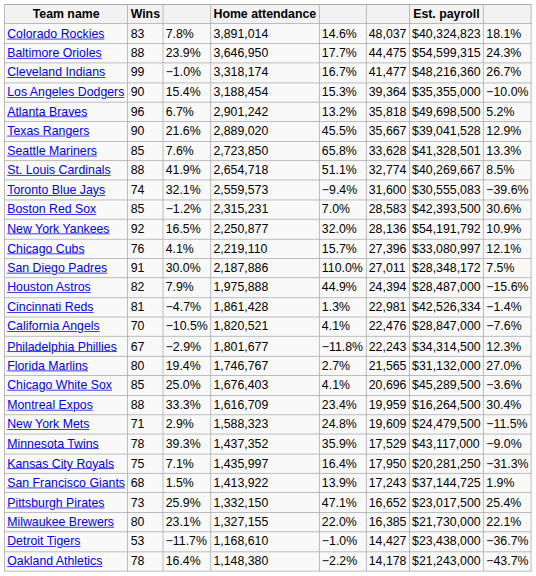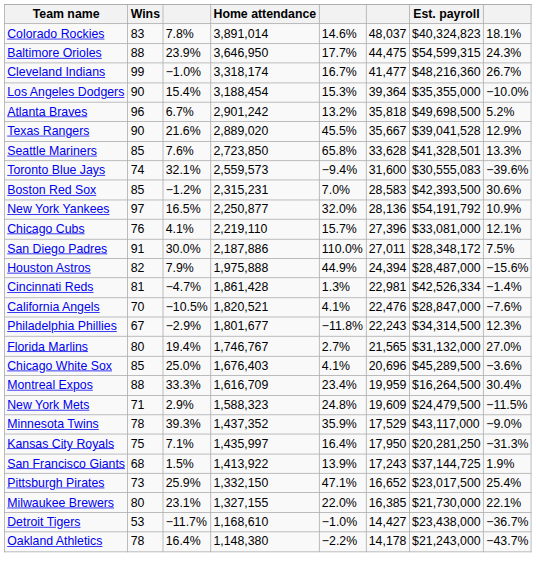- row: (59, 170)
(138, 229) 92 -> (138, 209) 97
(446, 248) $33,080,997 -> (446, 229) $33,081,000
